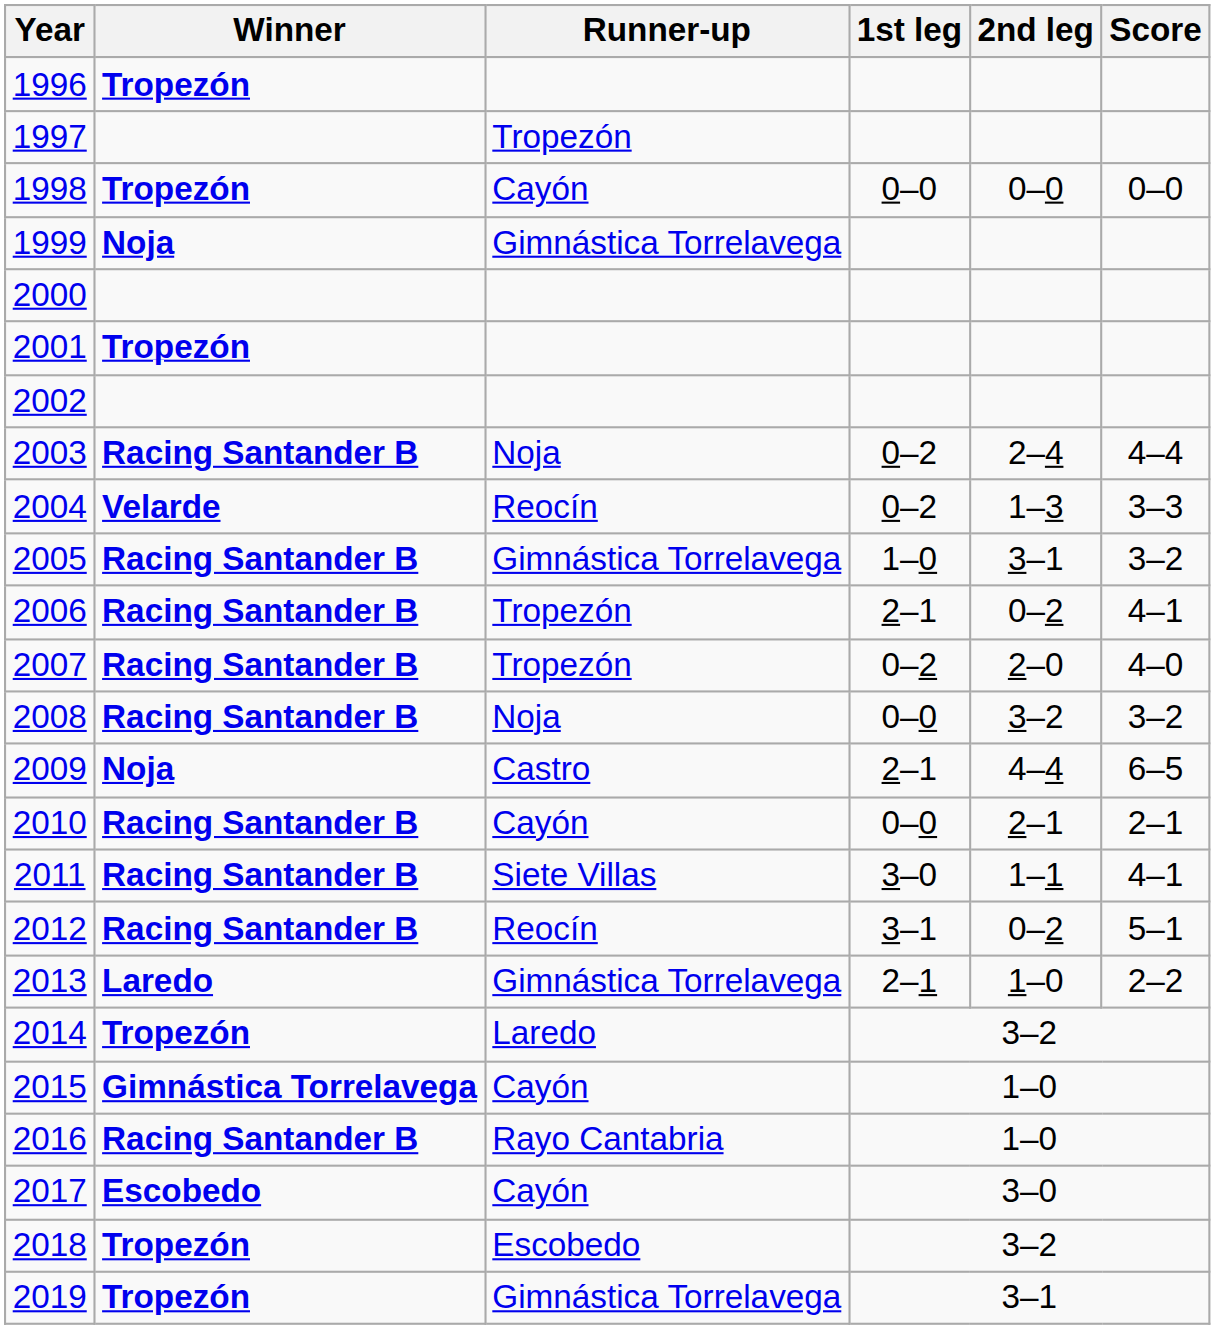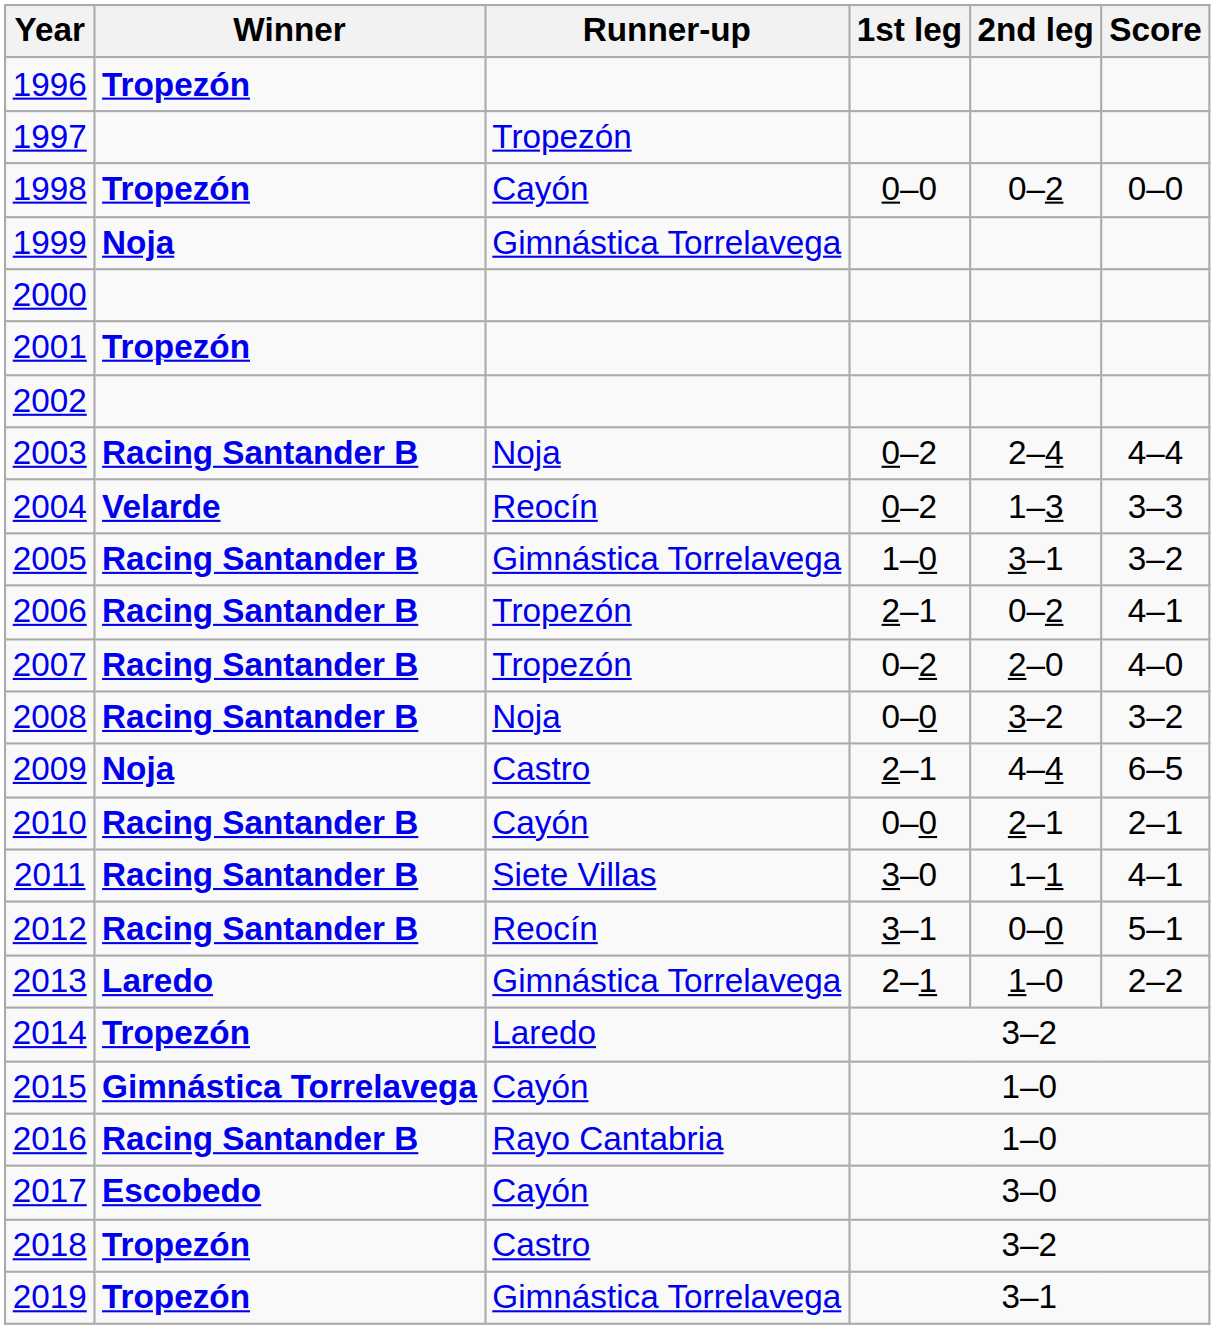(1036, 189) 0–0 -> (1036, 189) 0–2
(1036, 928) 0–2 -> (1036, 928) 0–0
(566, 1244) Escobedo -> (541, 1244) Castro
